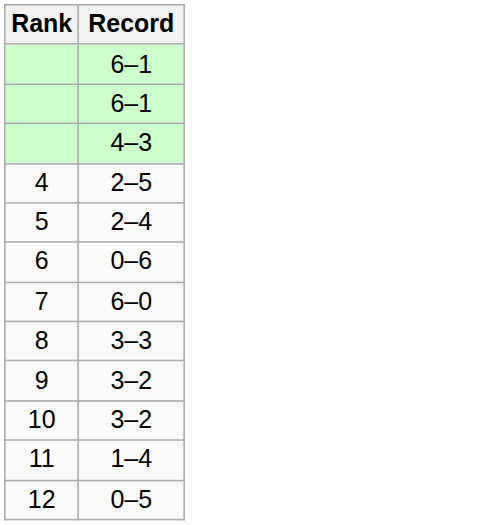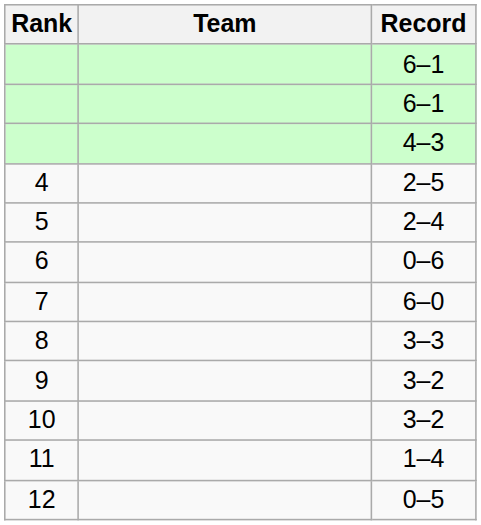+ column: (225, 24)
